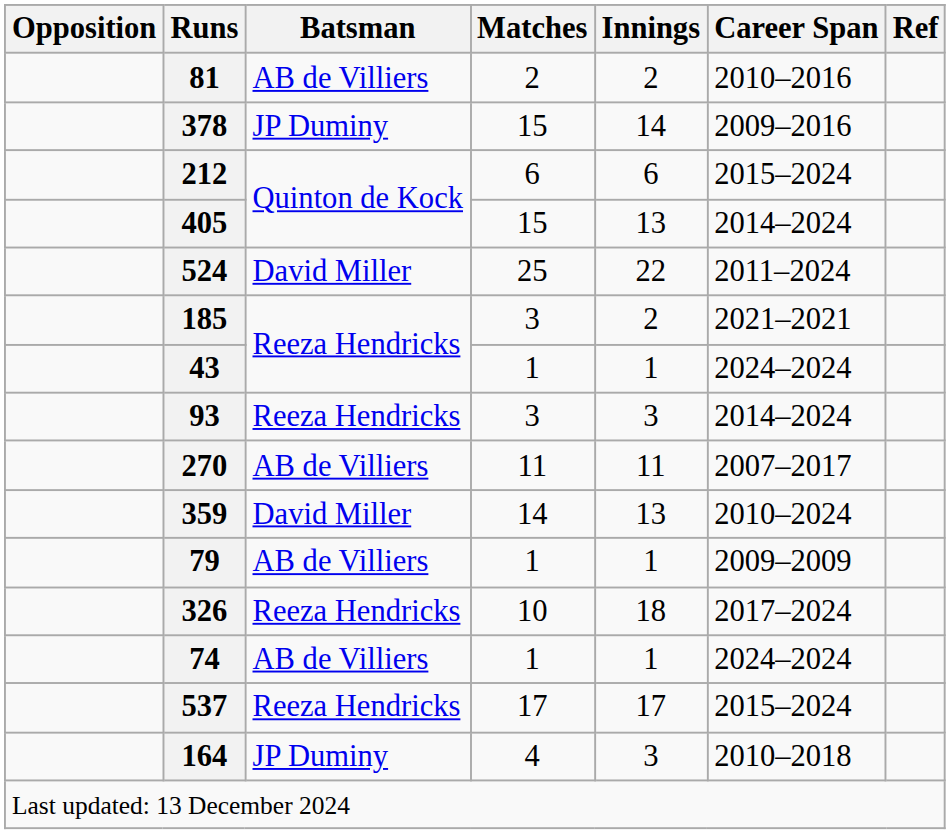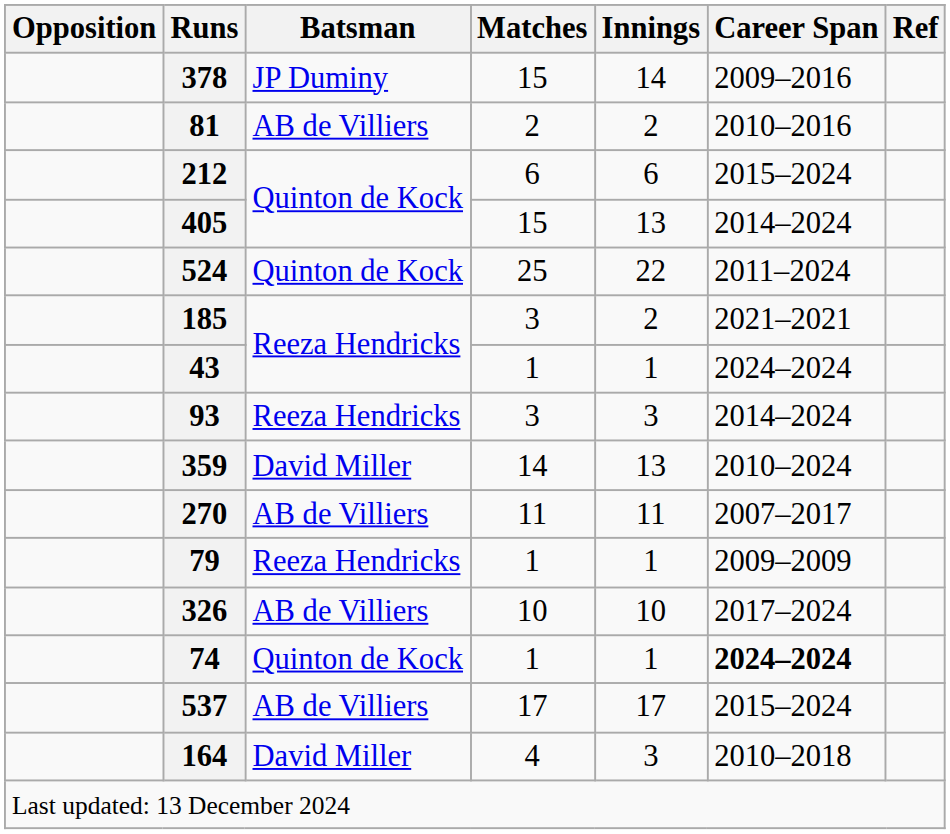rows swapped: (204, 77) <-> (204, 125)
(332, 271) David Miller -> (358, 271) Quinton de Kock
rows swapped: (204, 464) <-> (204, 513)
(340, 561) AB de Villiers -> (356, 561) Reeza Hendricks
(356, 610) Reeza Hendricks -> (340, 610) AB de Villiers
(651, 610) 18 -> (651, 610) 10
(340, 658) AB de Villiers -> (358, 658) Quinton de Kock
(783, 658) normal -> (783, 658) bold
(356, 707) Reeza Hendricks -> (340, 707) AB de Villiers
(320, 755) JP Duminy -> (332, 755) David Miller
